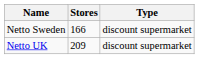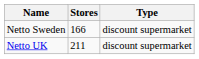(78, 45) 209 -> (78, 45) 211
